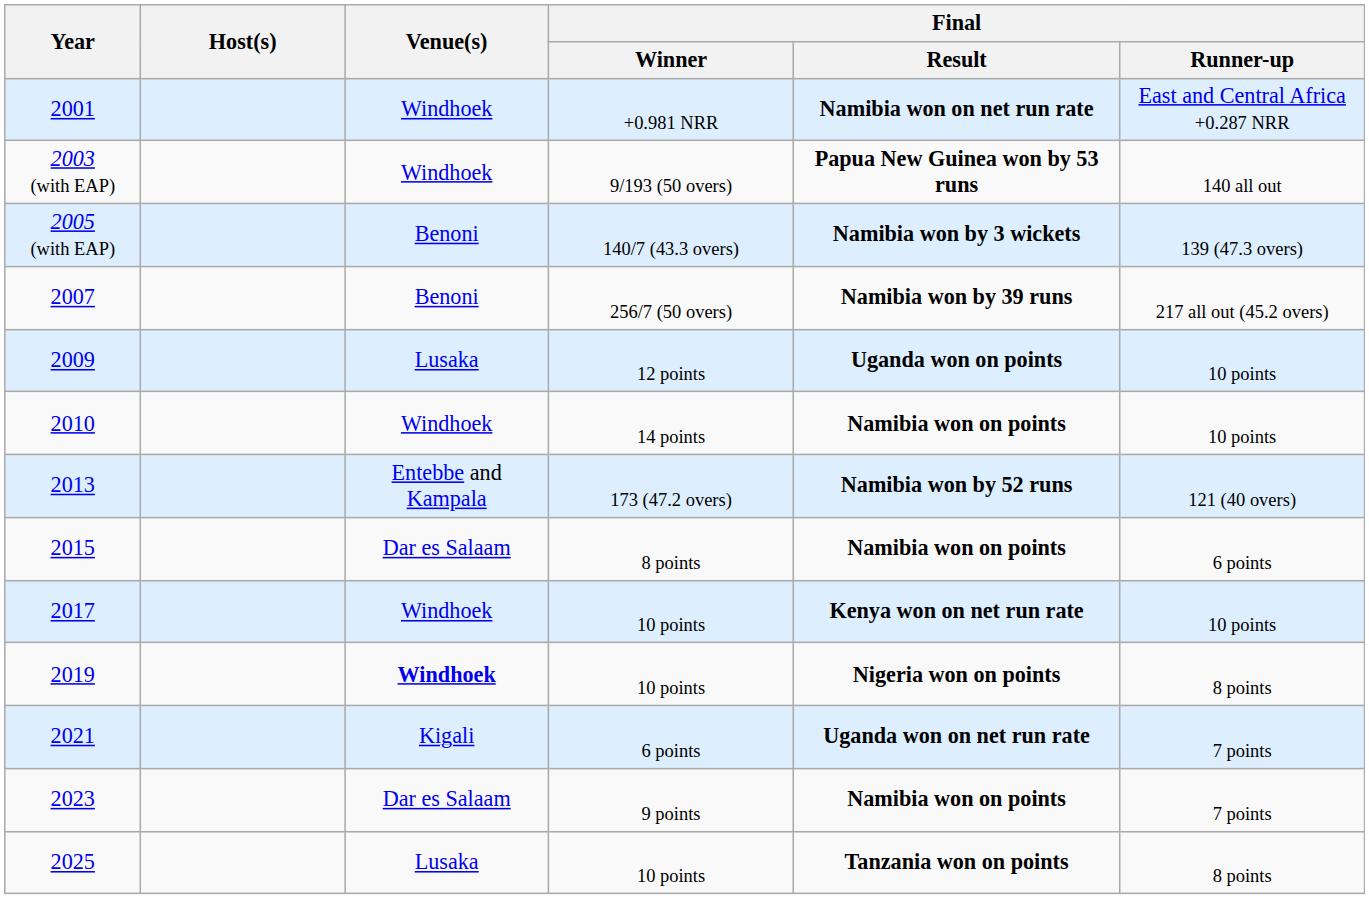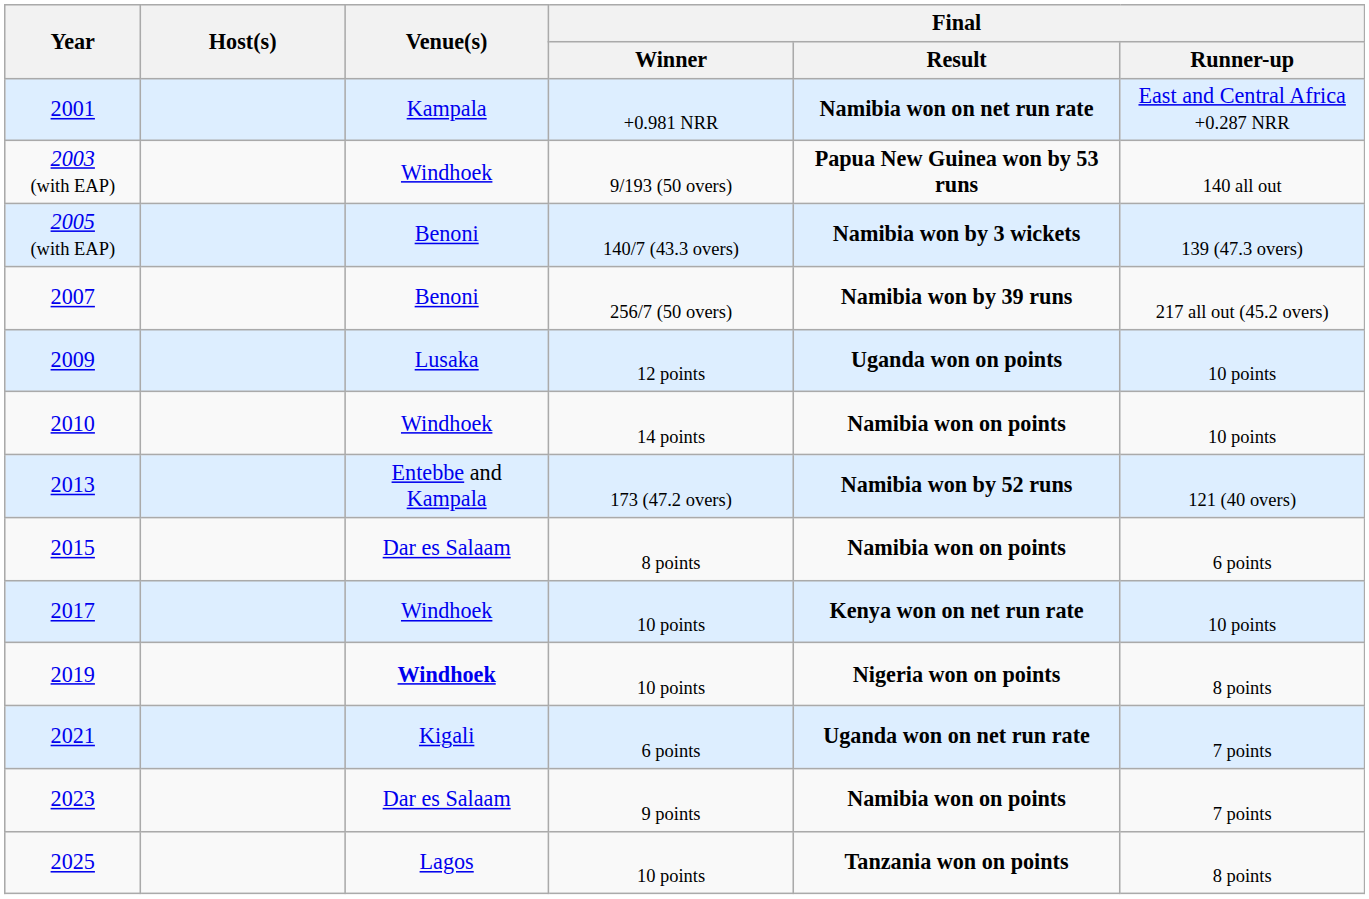(447, 109) Windhoek -> (447, 109) Kampala
(447, 862) Lusaka -> (447, 862) Lagos
